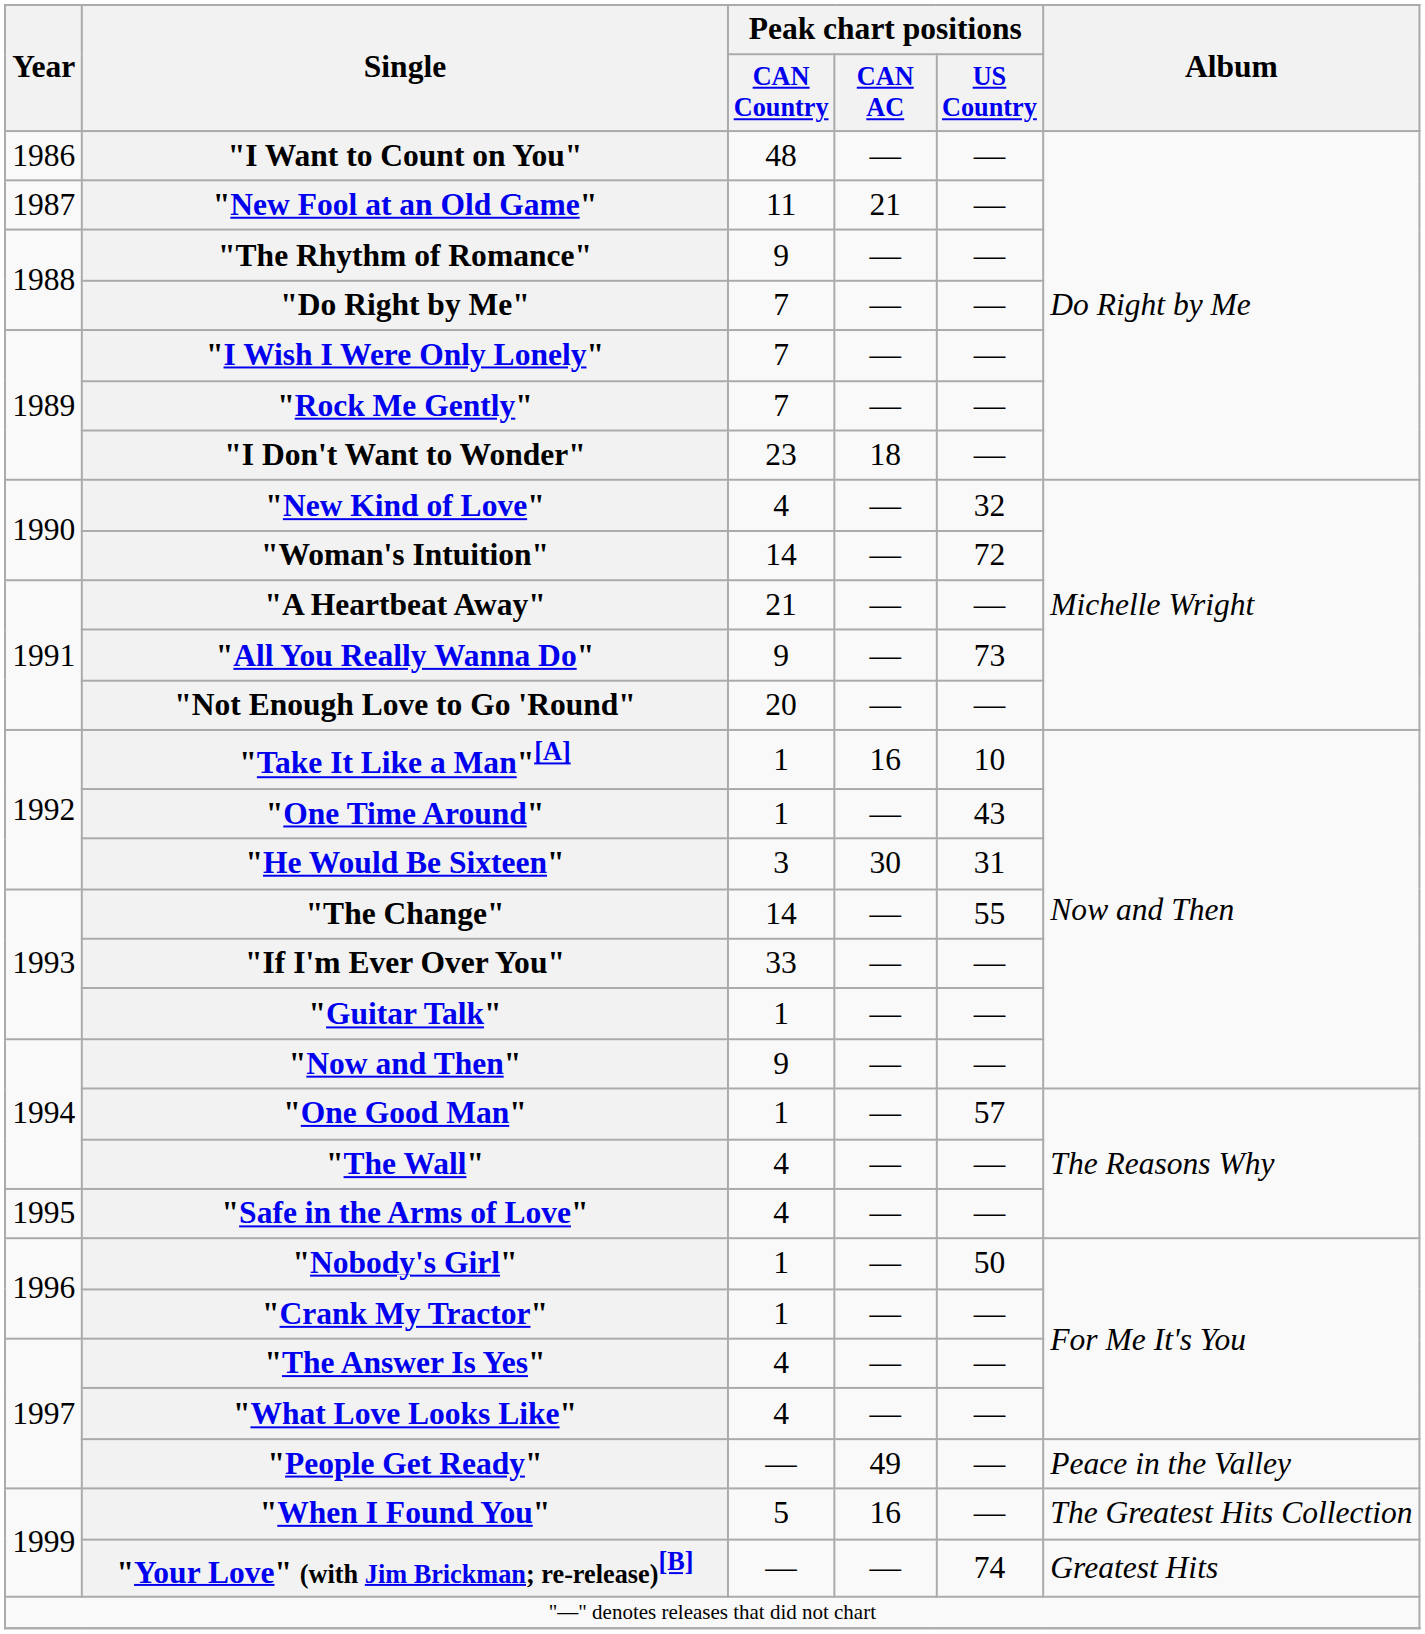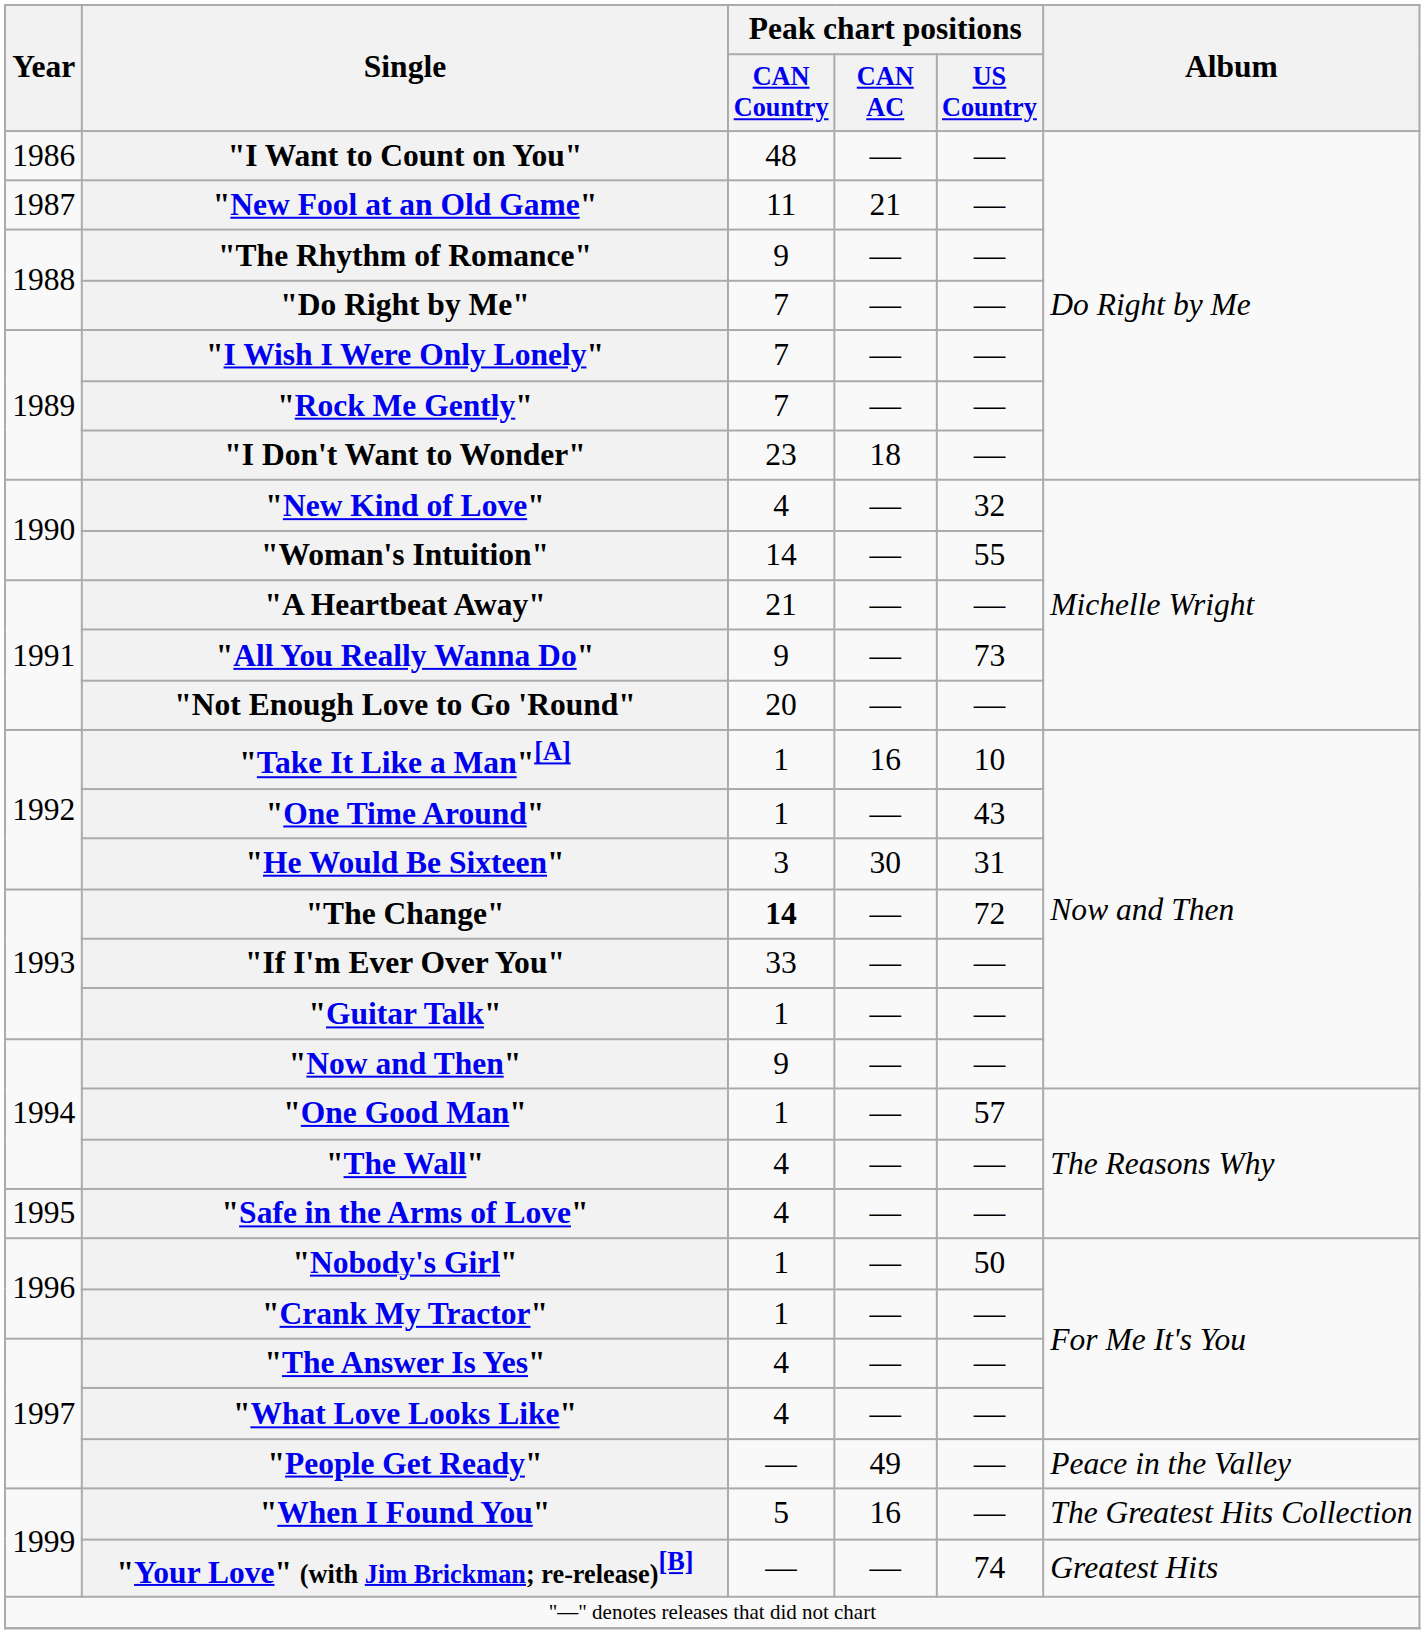(989, 554) 72 -> (989, 554) 55
(781, 913) normal -> (781, 913) bold
(989, 913) 55 -> (989, 913) 72
